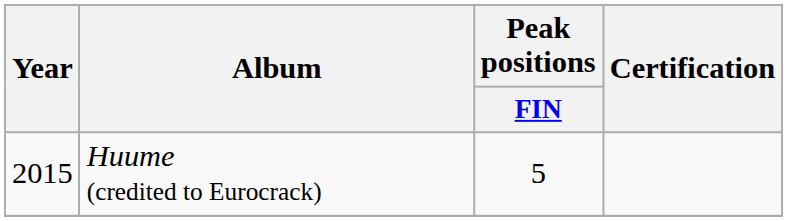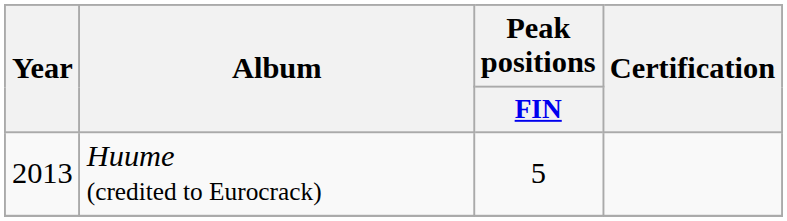(42, 173) 2015 -> (42, 173) 2013
